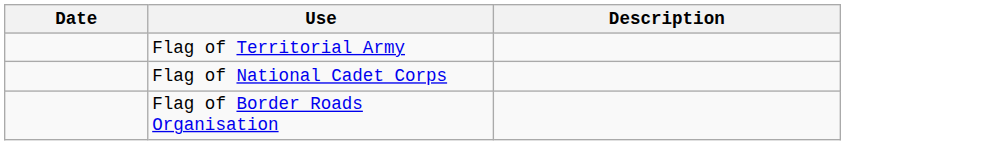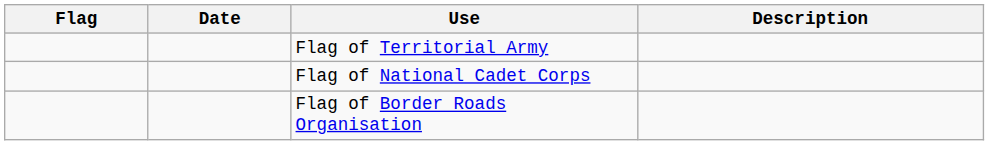+ column: (76, 19)
